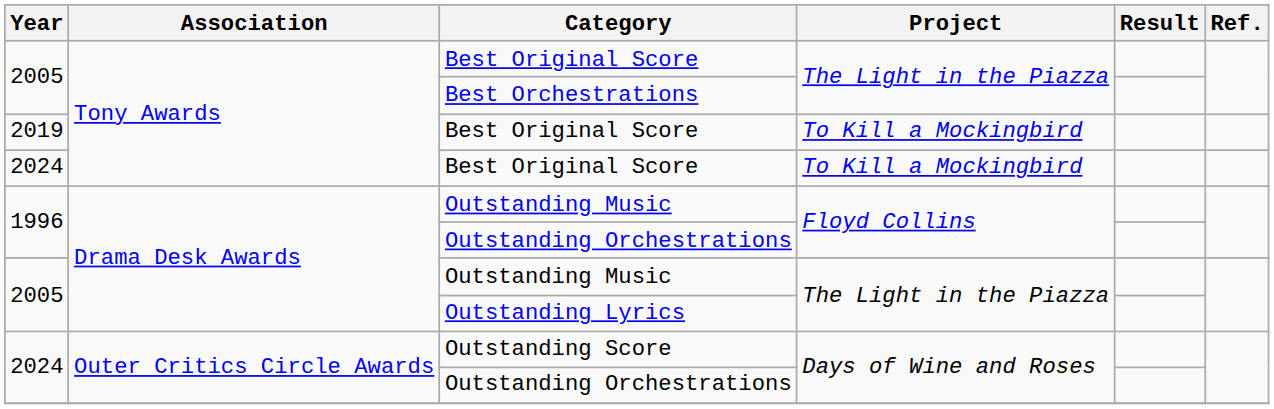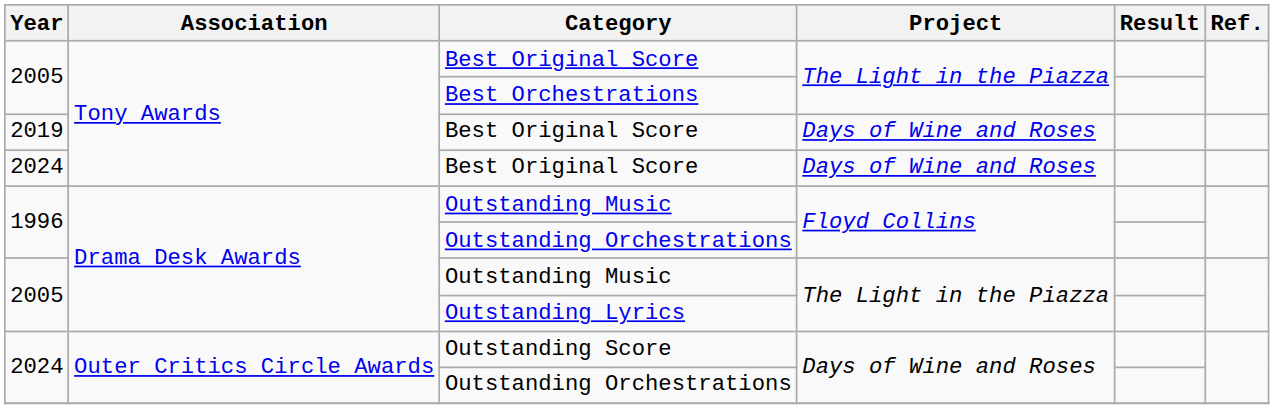(942, 132) To Kill a Mockingbird -> (949, 132) Days of Wine and Roses
(942, 168) To Kill a Mockingbird -> (949, 168) Days of Wine and Roses
